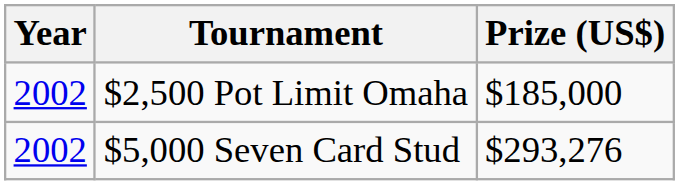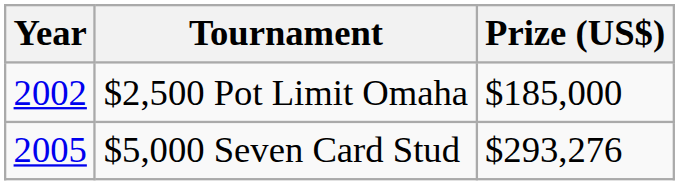(50, 149) 2002 -> (50, 149) 2005
